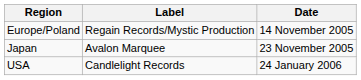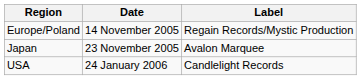columns swapped: (306, 13) <-> (170, 13)
